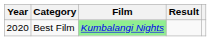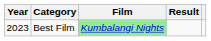(18, 28) 2020 -> (18, 28) 2023
